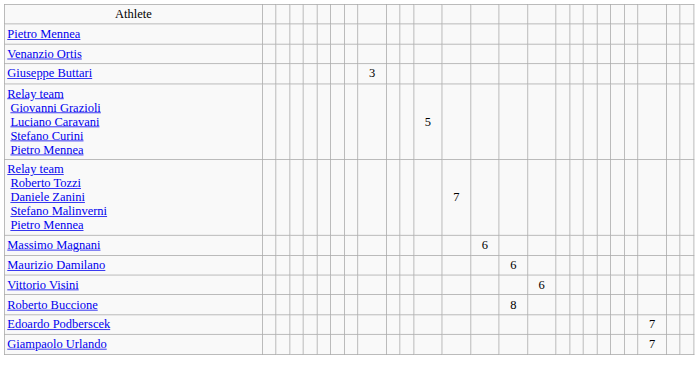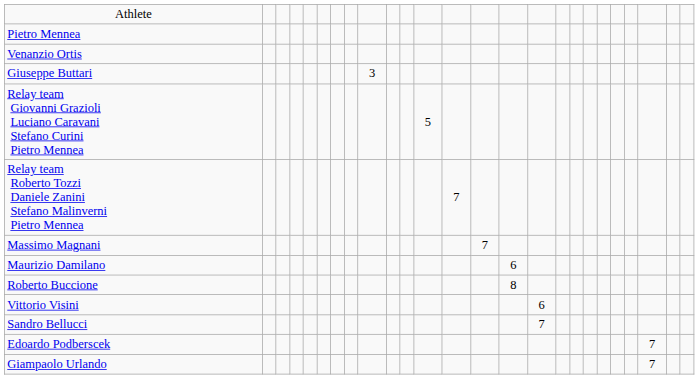(485, 245) 6 -> (485, 245) 7
rows swapped: (52, 304) <-> (43, 285)
+ row: (47, 324)
